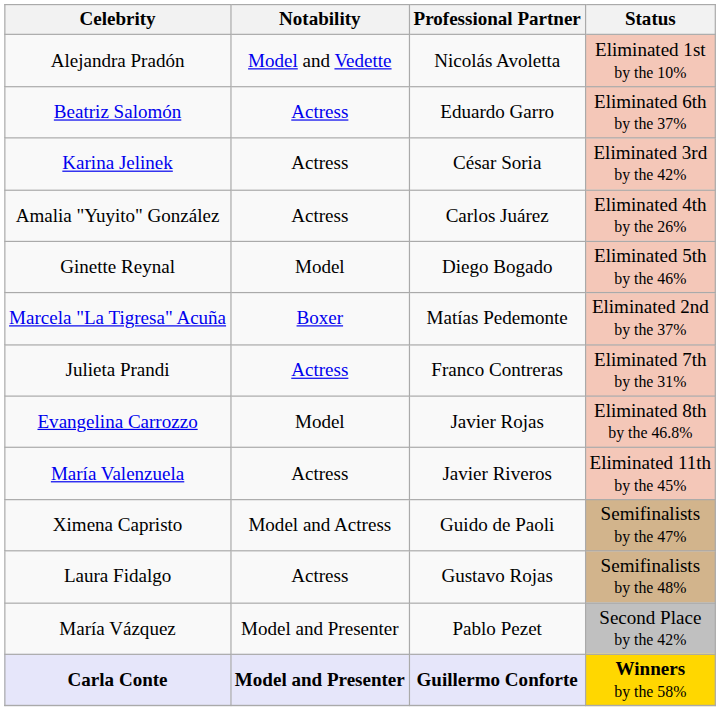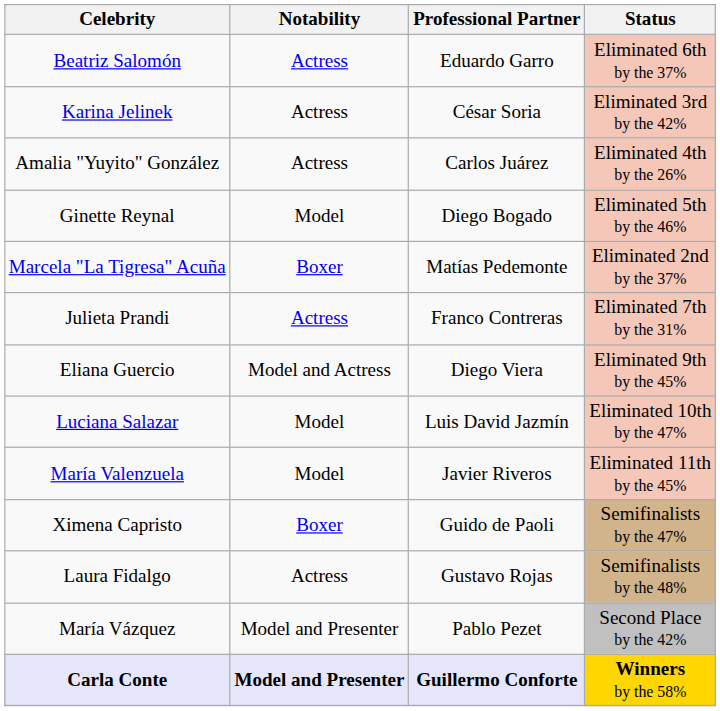- row: (118, 60)
- row: (118, 421)
+ row: (117, 370)
+ row: (117, 421)
(320, 473) Actress -> (319, 473) Model
(320, 525) Model and Actress -> (319, 525) Boxer
